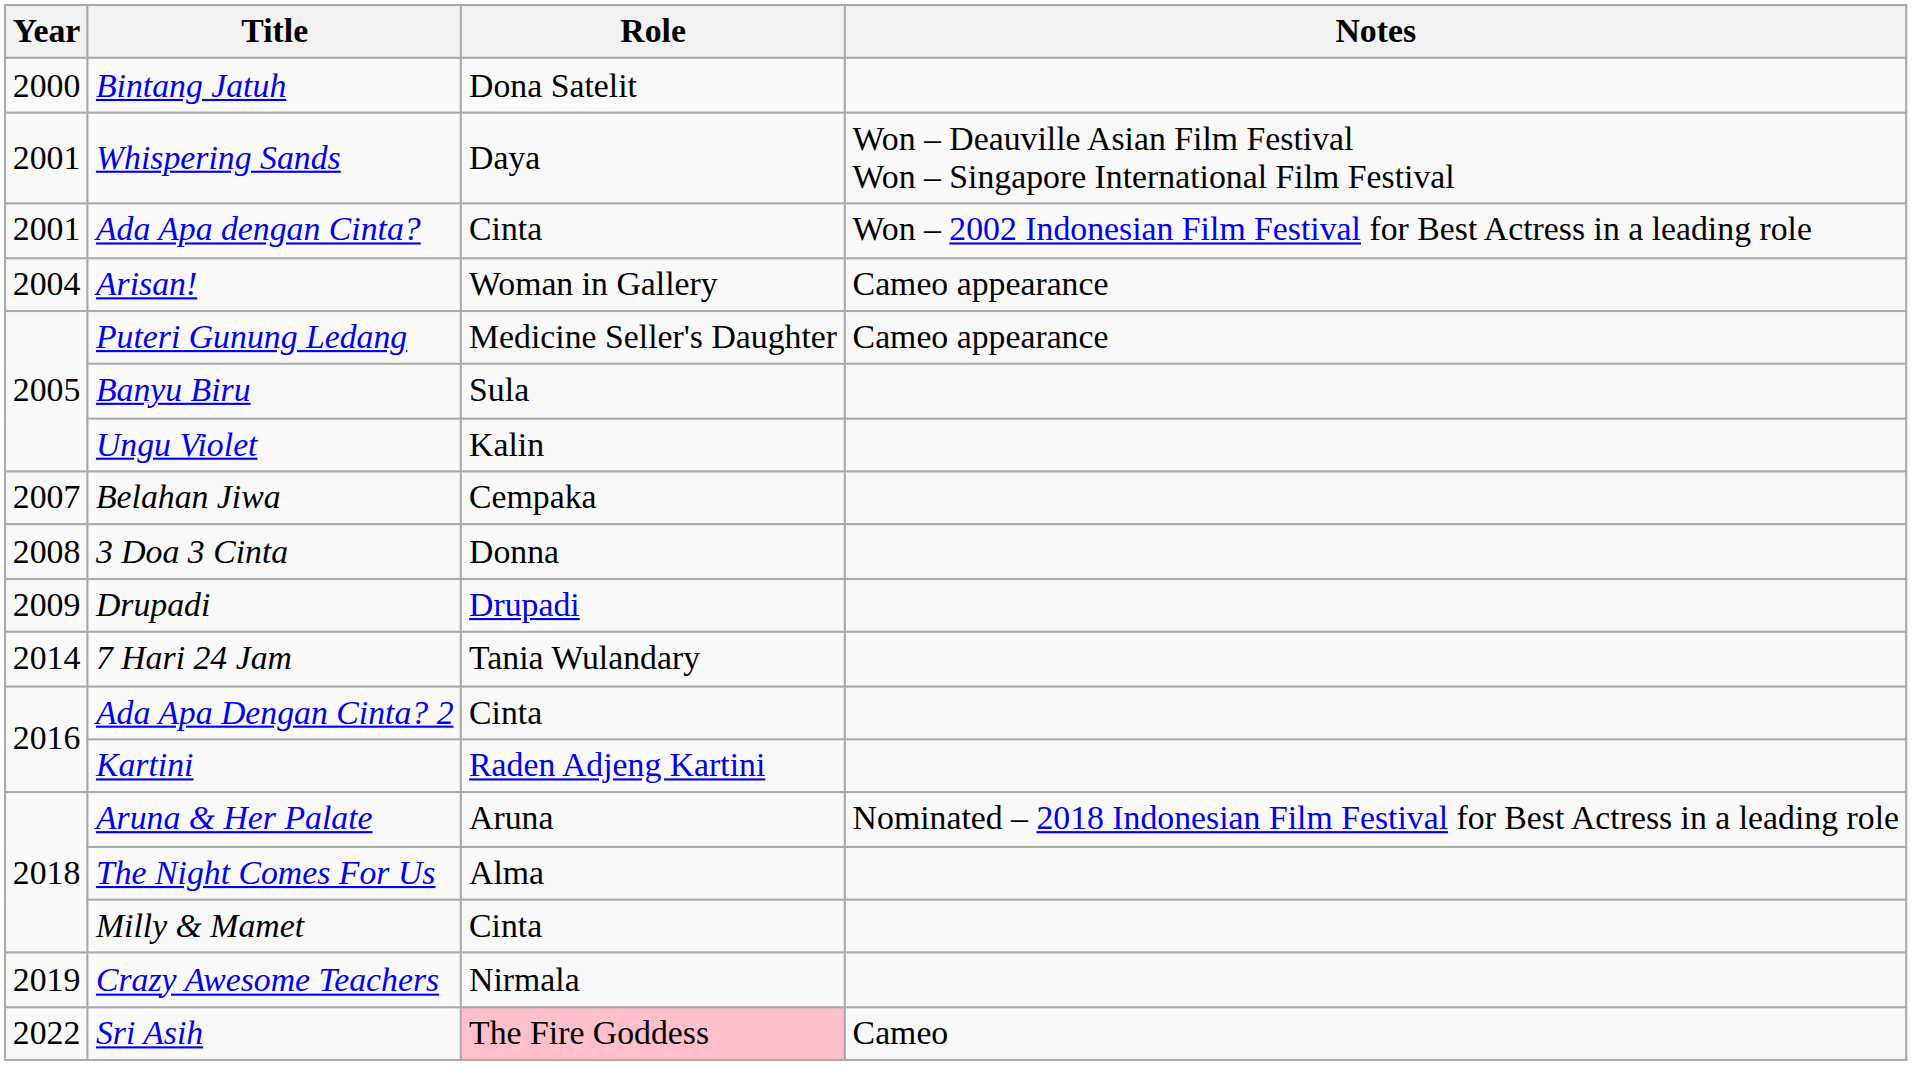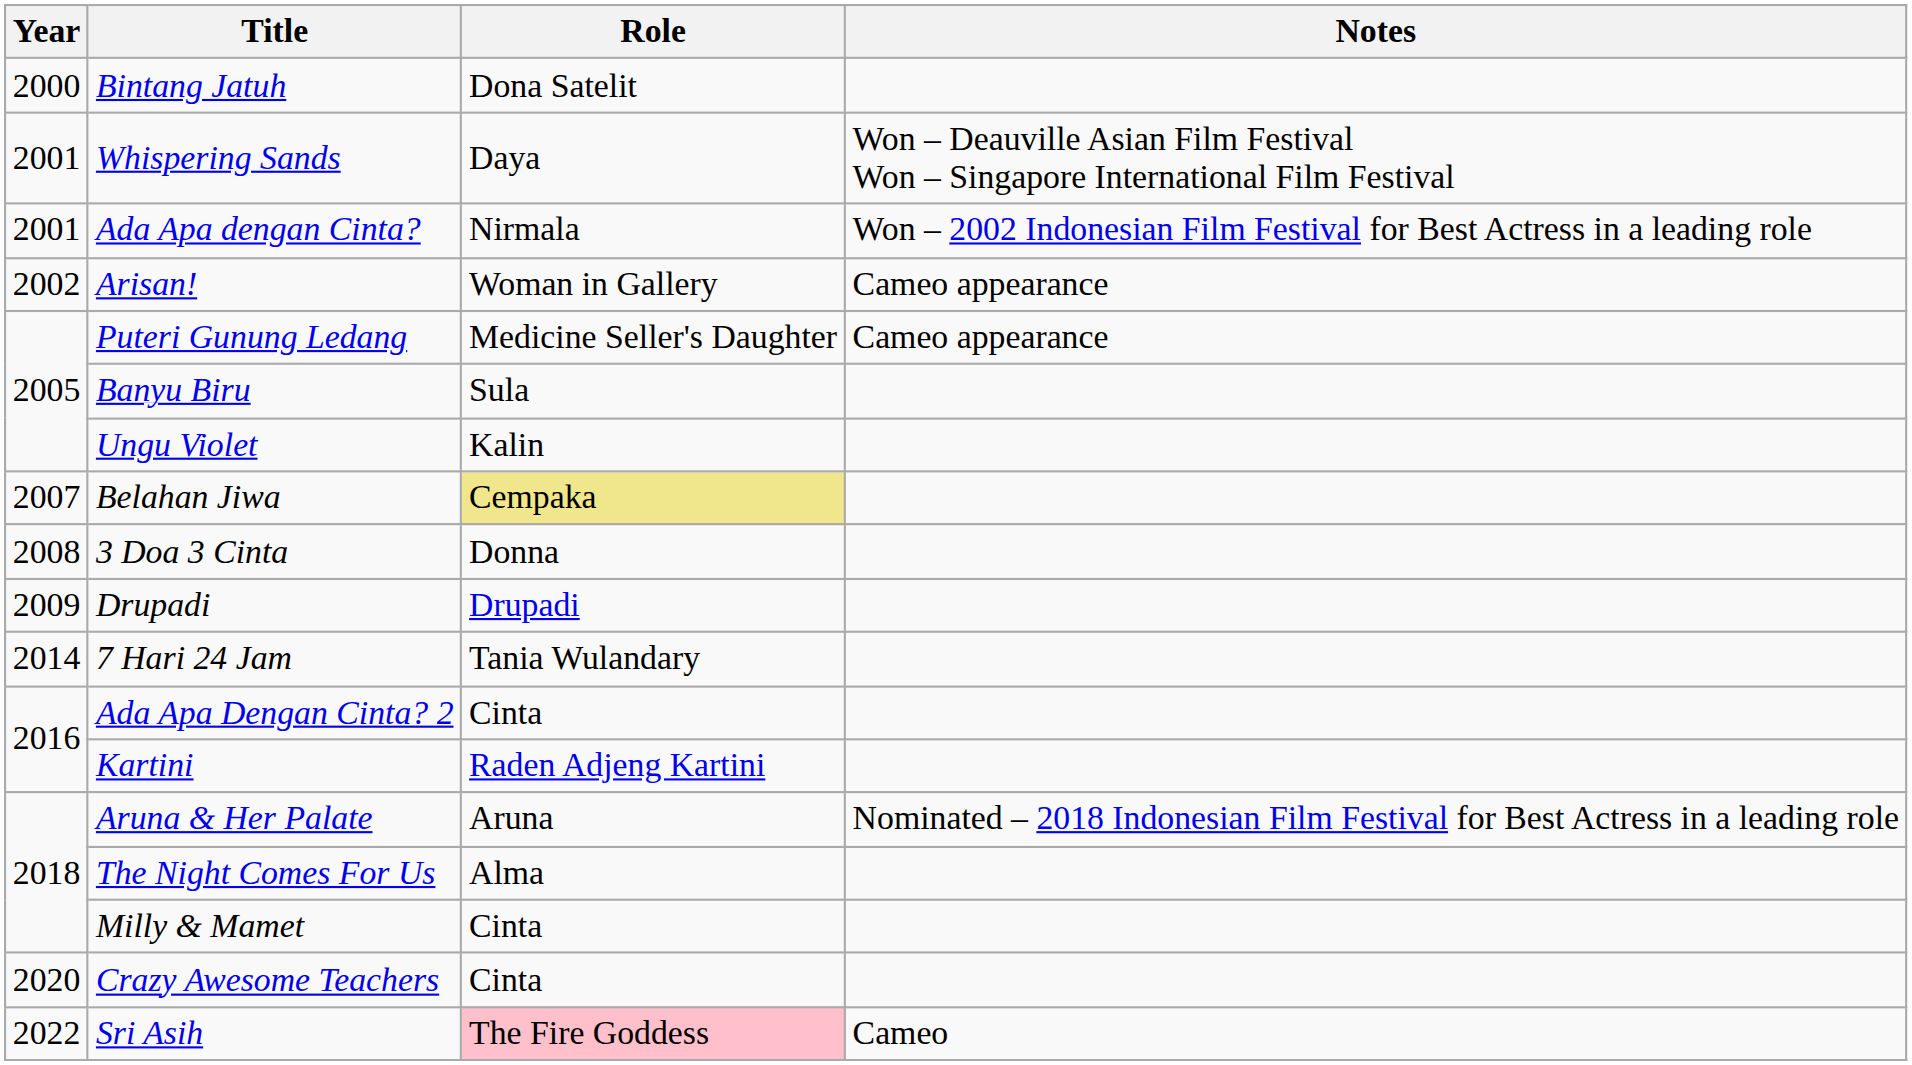(506, 229) Cinta -> (524, 229) Nirmala
(47, 283) 2004 -> (47, 283) 2002
(533, 497) no background -> (533, 497) khaki background
(47, 979) 2019 -> (47, 979) 2020
(524, 979) Nirmala -> (506, 979) Cinta
